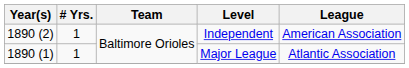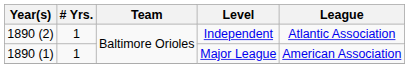(342, 34) American Association -> (342, 34) Atlantic Association
(342, 54) Atlantic Association -> (342, 54) American Association
